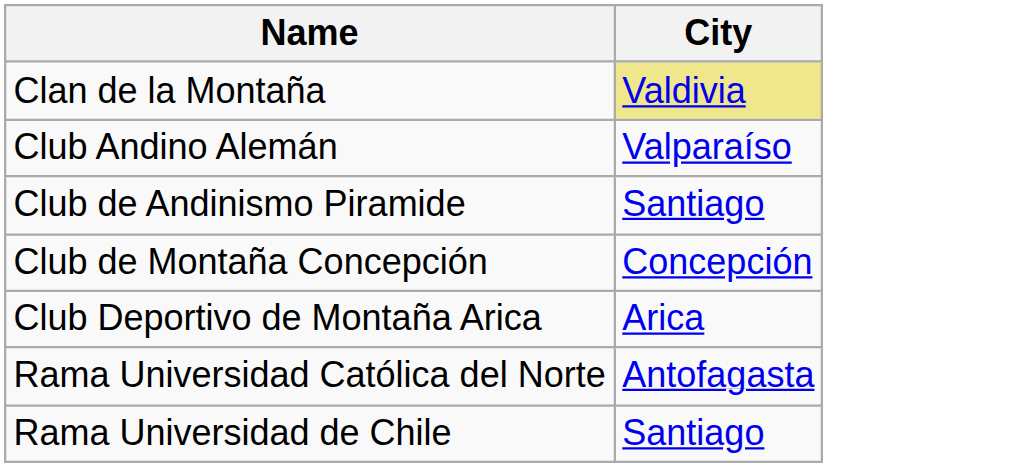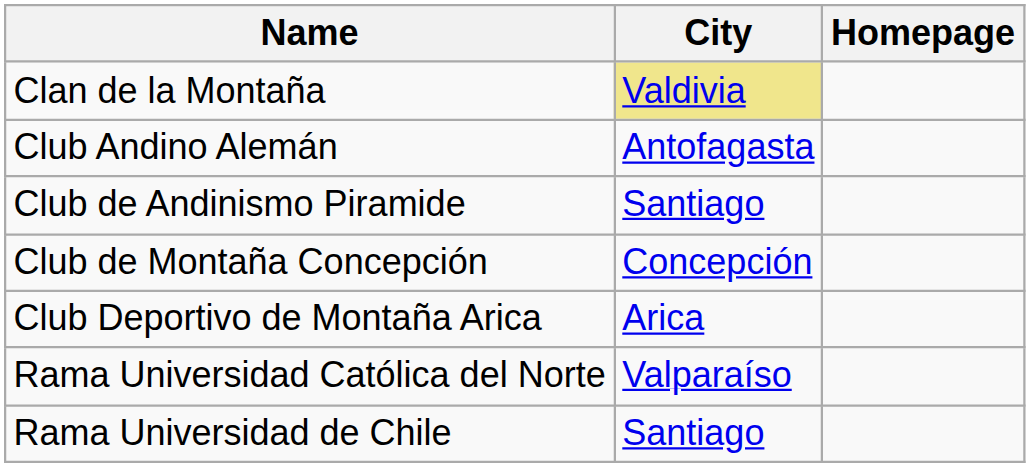+ column: (923, 33)
(707, 147) Valparaíso -> (718, 147) Antofagasta
(718, 375) Antofagasta -> (707, 375) Valparaíso
